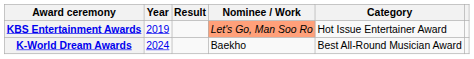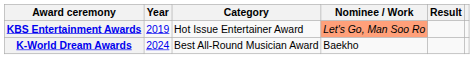columns swapped: (390, 12) <-> (190, 12)
